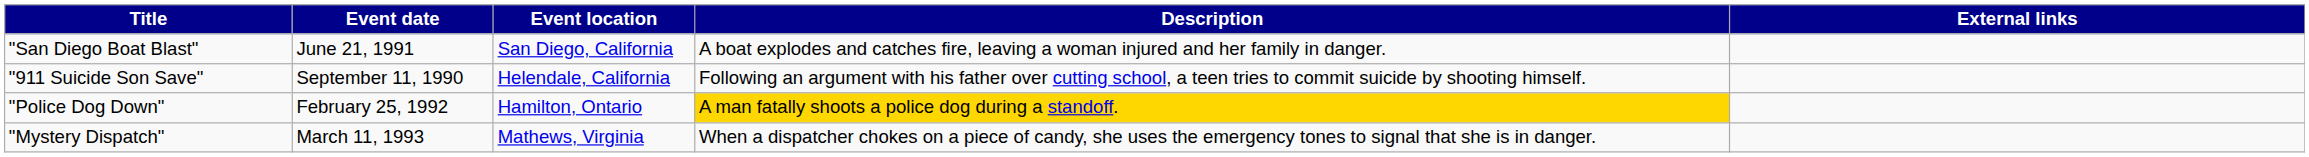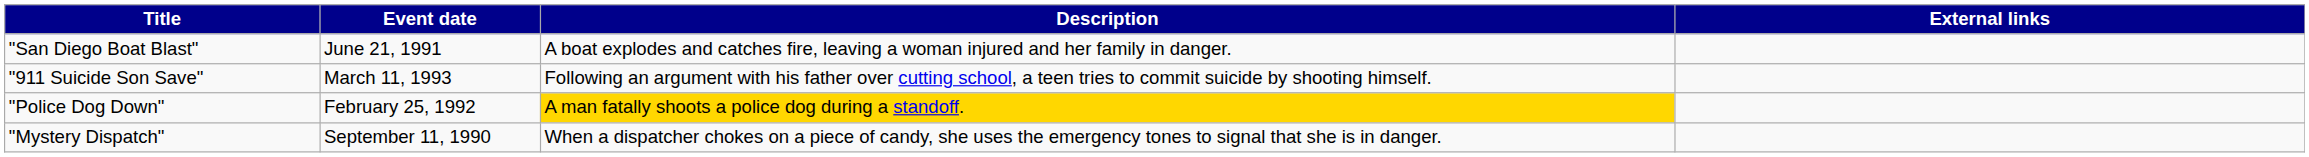- column: (594, 19)
(380, 78) September 11, 1990 -> (388, 78) March 11, 1993
(360, 136) March 11, 1993 -> (407, 136) September 11, 1990
